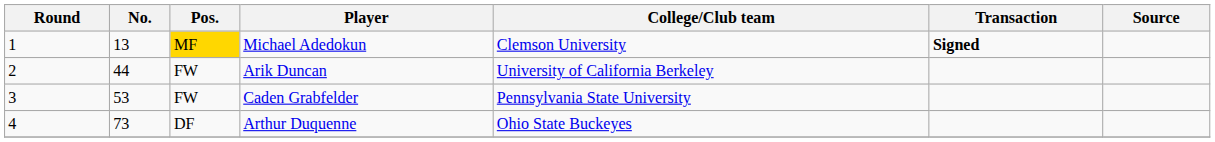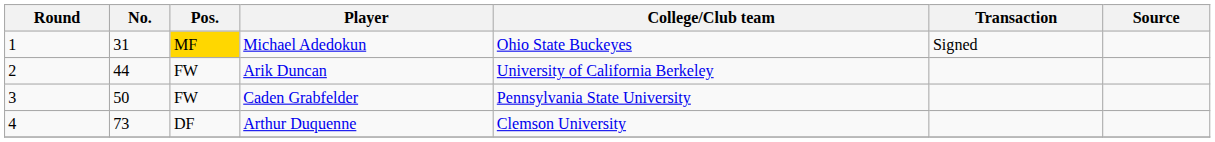(121, 44) 13 -> (121, 44) 31
(561, 44) Clemson University -> (564, 44) Ohio State Buckeyes
(956, 44) bold -> (955, 44) normal
(121, 97) 53 -> (121, 97) 50
(564, 124) Ohio State Buckeyes -> (561, 124) Clemson University
